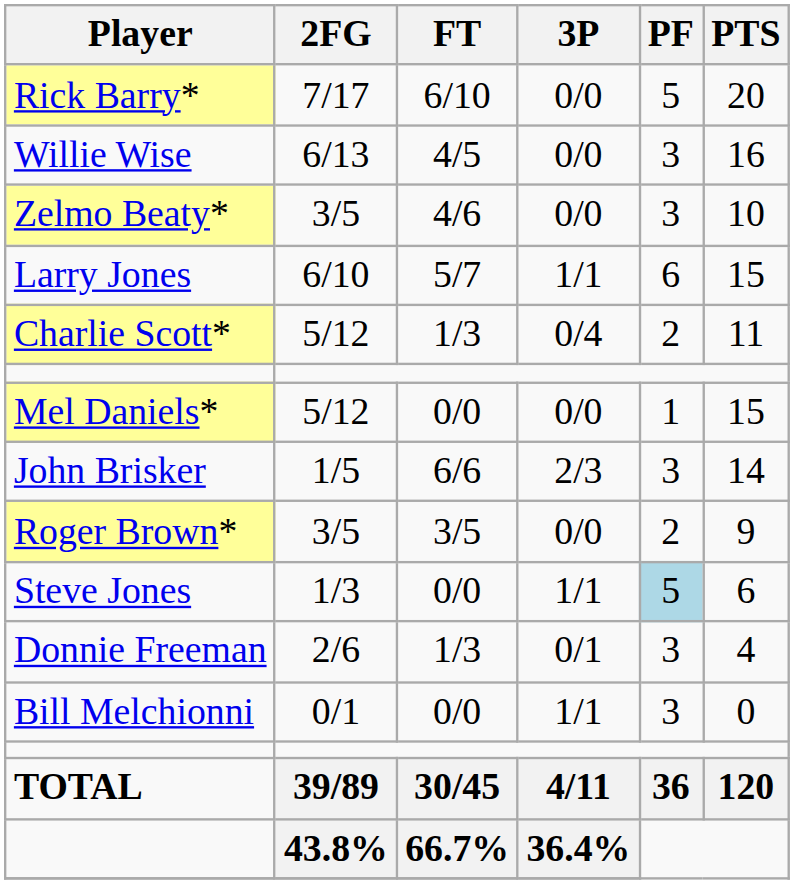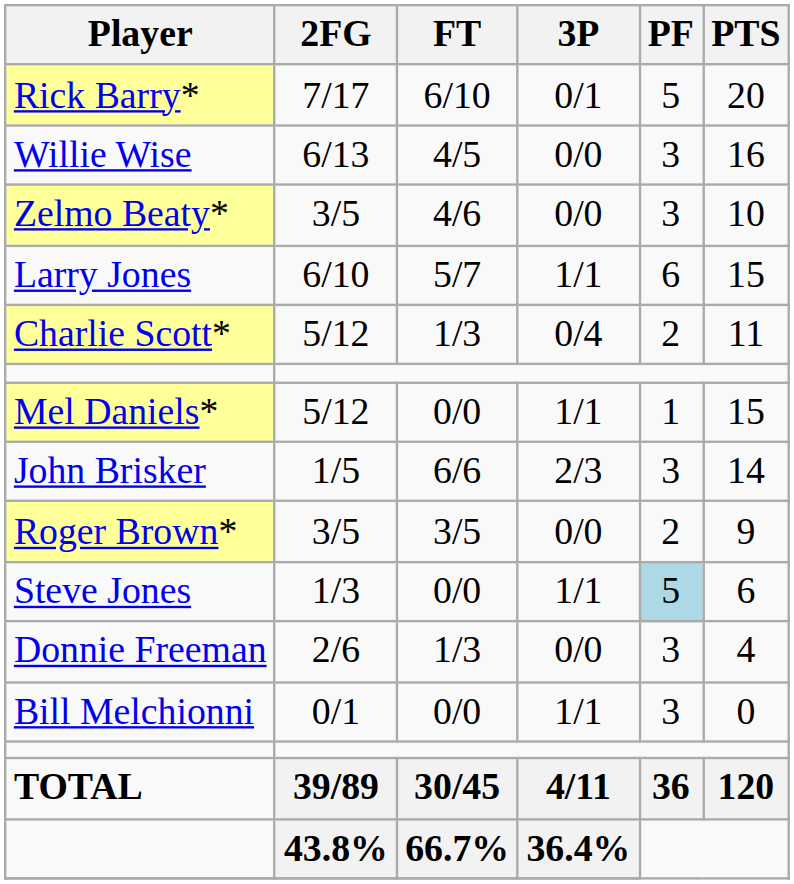(578, 94) 0/0 -> (578, 94) 0/1
(578, 411) 0/0 -> (578, 411) 1/1
(578, 650) 0/1 -> (578, 650) 0/0
